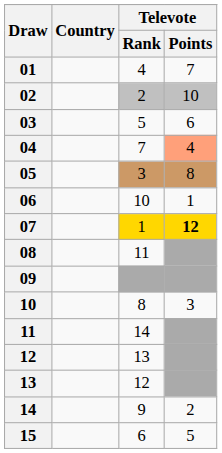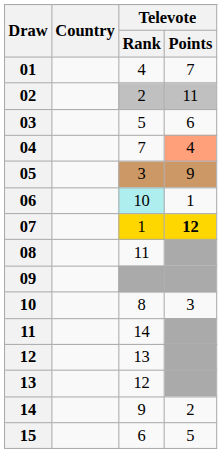(190, 95) 10 -> (190, 95) 11
(190, 174) 8 -> (190, 174) 9
(142, 200) no background -> (142, 200) paleturquoise background
